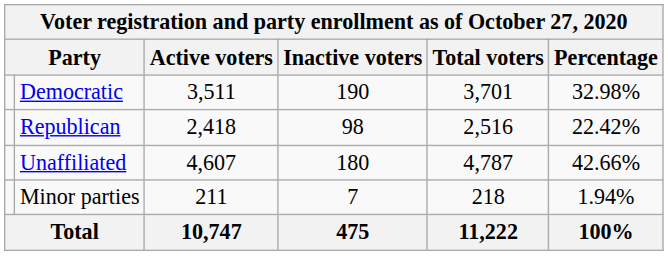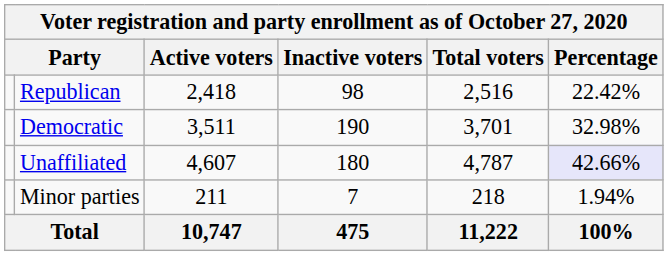rows swapped: (71, 92) <-> (70, 127)
(606, 162) no background -> (606, 162) lavender background
